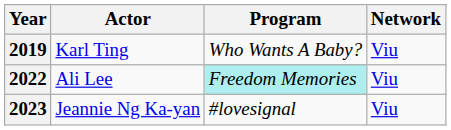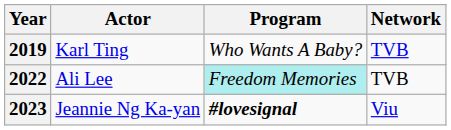(384, 49) Viu -> (390, 49) TVB
(384, 79) Viu -> (390, 79) TVB
(252, 109) normal -> (253, 109) bold
